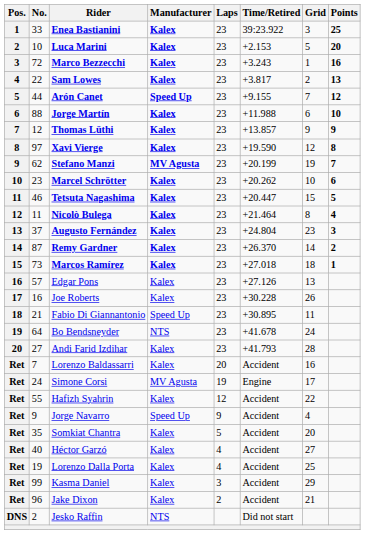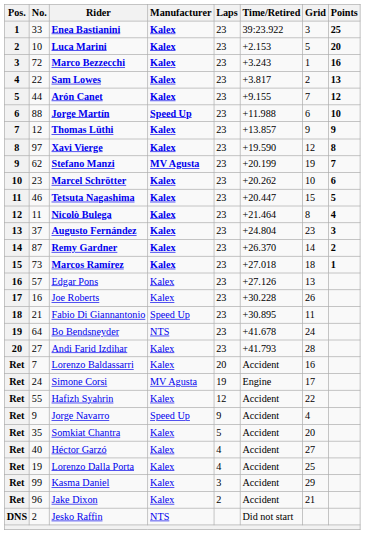(171, 97) Speed Up -> (163, 97) Kalex
(163, 113) Kalex -> (171, 113) Speed Up
